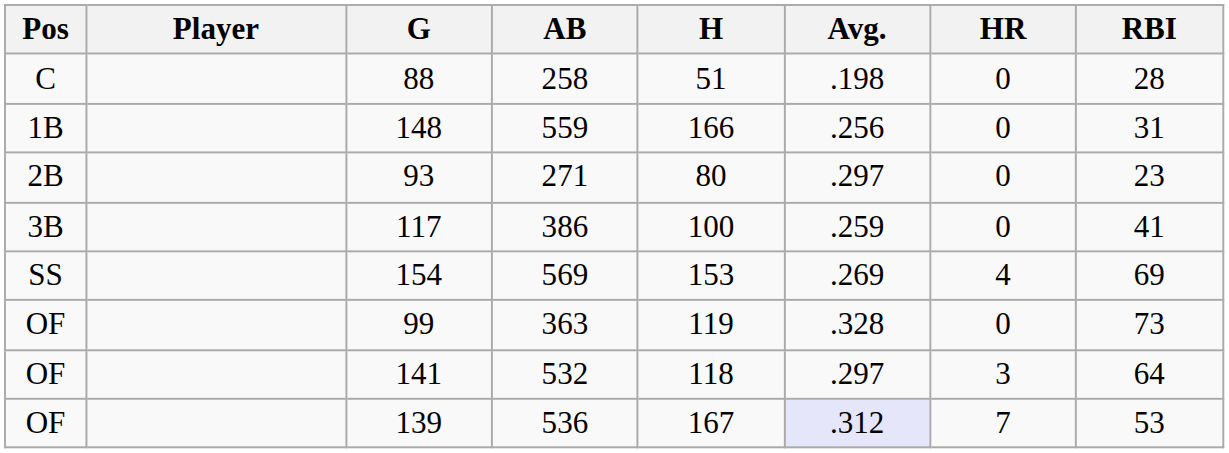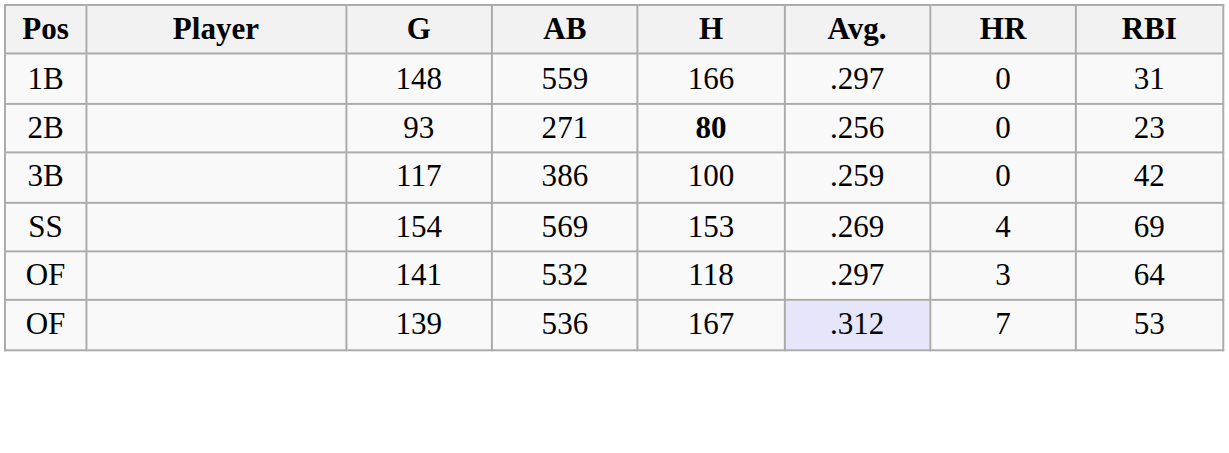- row: (419, 78)
(857, 127) .256 -> (857, 78) .297
(711, 176) normal -> (711, 127) bold
(857, 176) .297 -> (857, 127) .256
(1149, 226) 41 -> (1149, 176) 42
- row: (419, 324)
